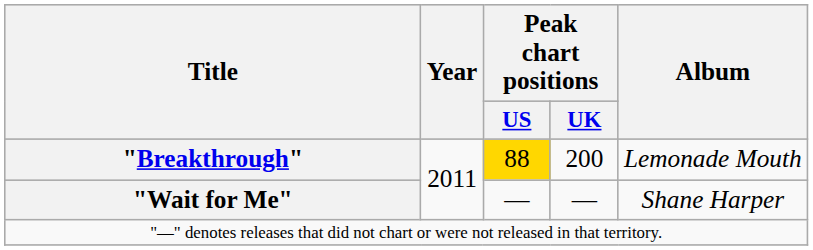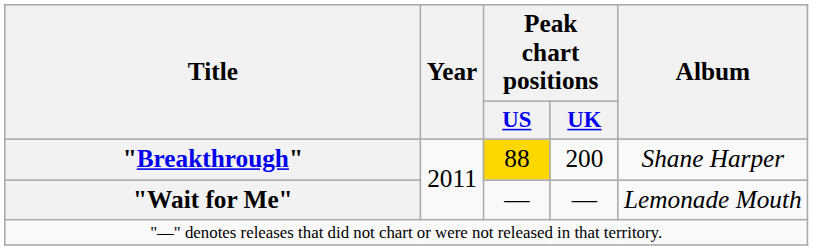(713, 159) Lemonade Mouth -> (713, 159) Shane Harper
(713, 199) Shane Harper -> (713, 199) Lemonade Mouth
